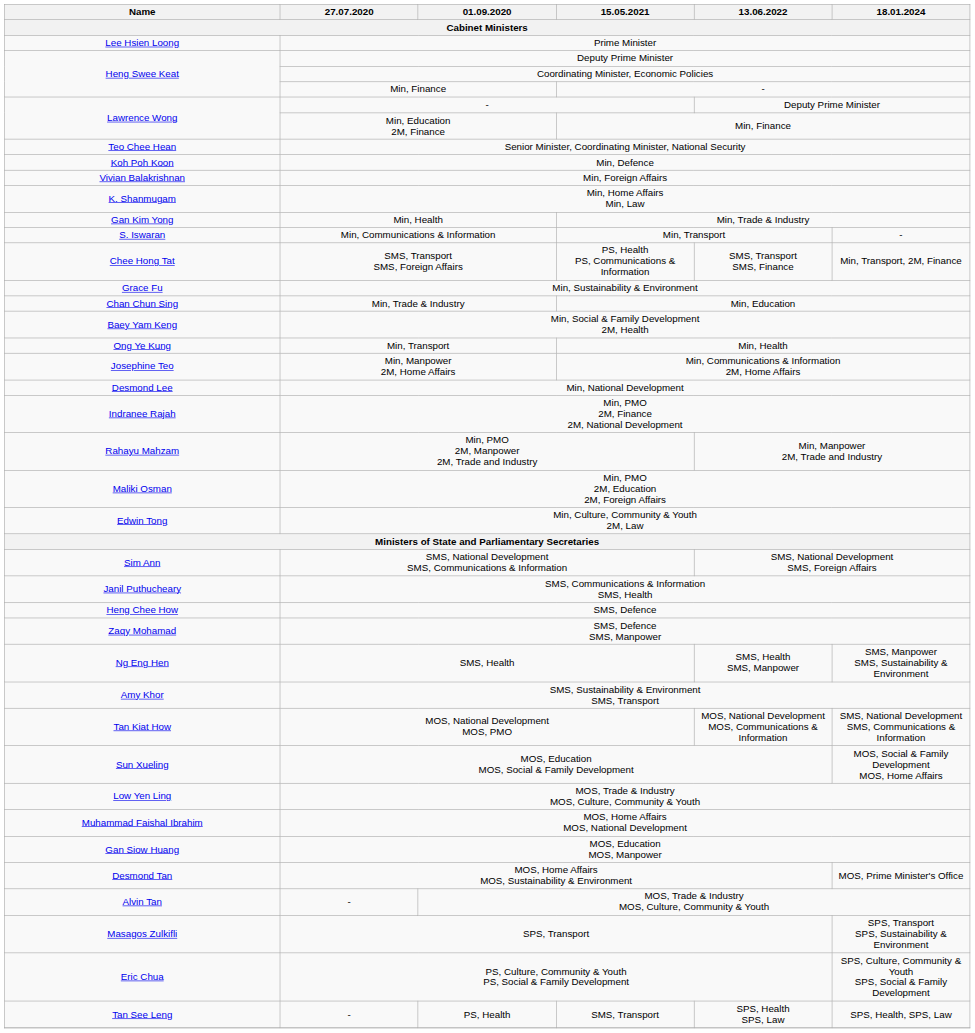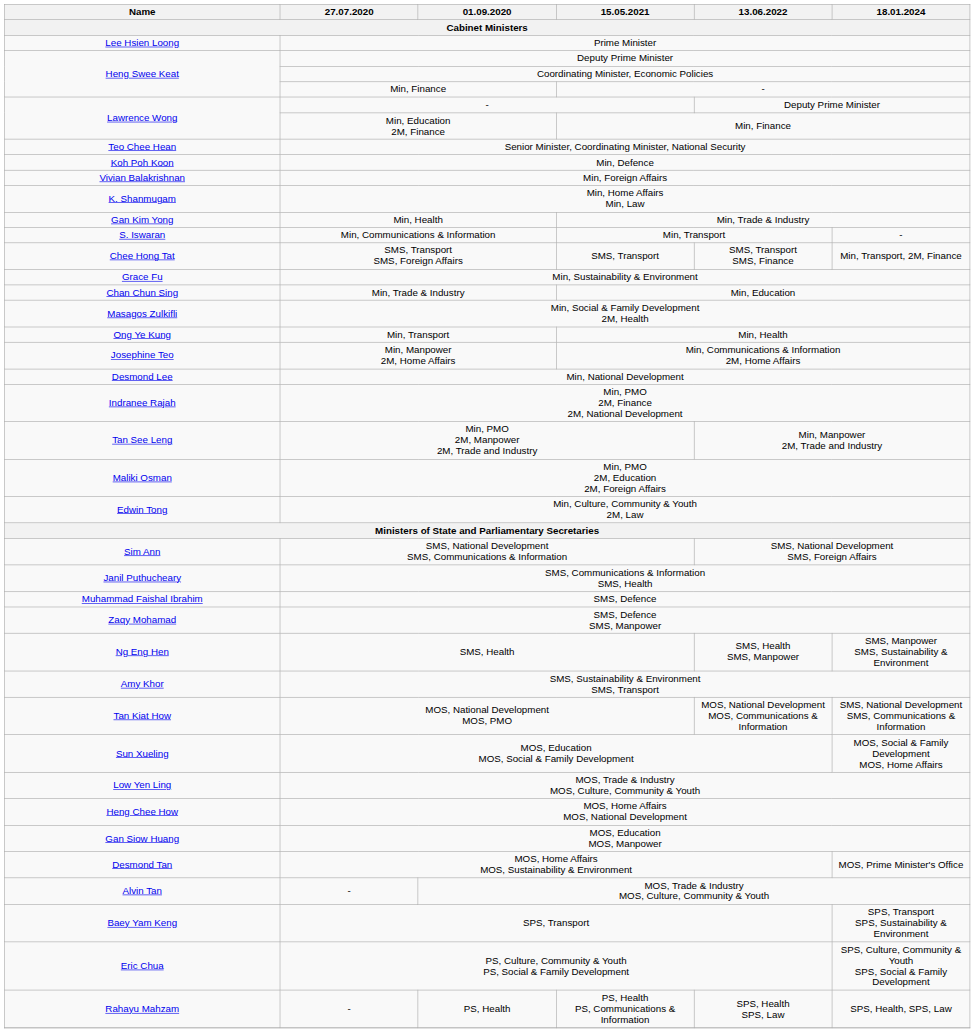(625, 261) PS, Health PS, Communications & Information -> (625, 256) SMS, Transport
(142, 324) Baey Yam Keng -> (142, 313) Masagos Zulkifli
(142, 451) Rahayu Mahzam -> (142, 440) Tan See Leng
(142, 610) Heng Chee How -> (142, 599) Muhammad Faishal Ibrahim
(142, 823) Muhammad Faishal Ibrahim -> (142, 812) Heng Chee How
(142, 934) Masagos Zulkifli -> (142, 923) Baey Yam Keng
(142, 1014) Tan See Leng -> (142, 1009) Rahayu Mahzam
(625, 1014) SMS, Transport -> (625, 1009) PS, Health PS, Communications & Information
